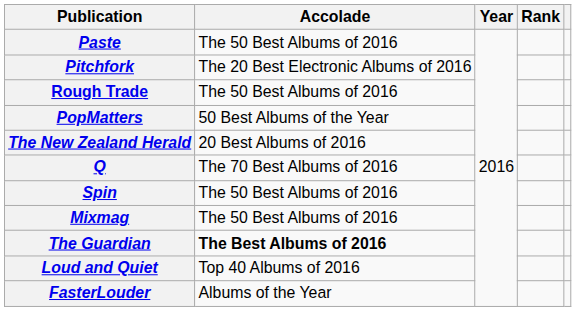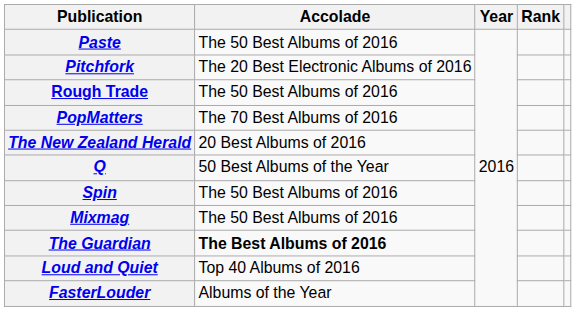(294, 117) 50 Best Albums of the Year -> (298, 117) The 70 Best Albums of 2016
(298, 167) The 70 Best Albums of 2016 -> (294, 167) 50 Best Albums of the Year
